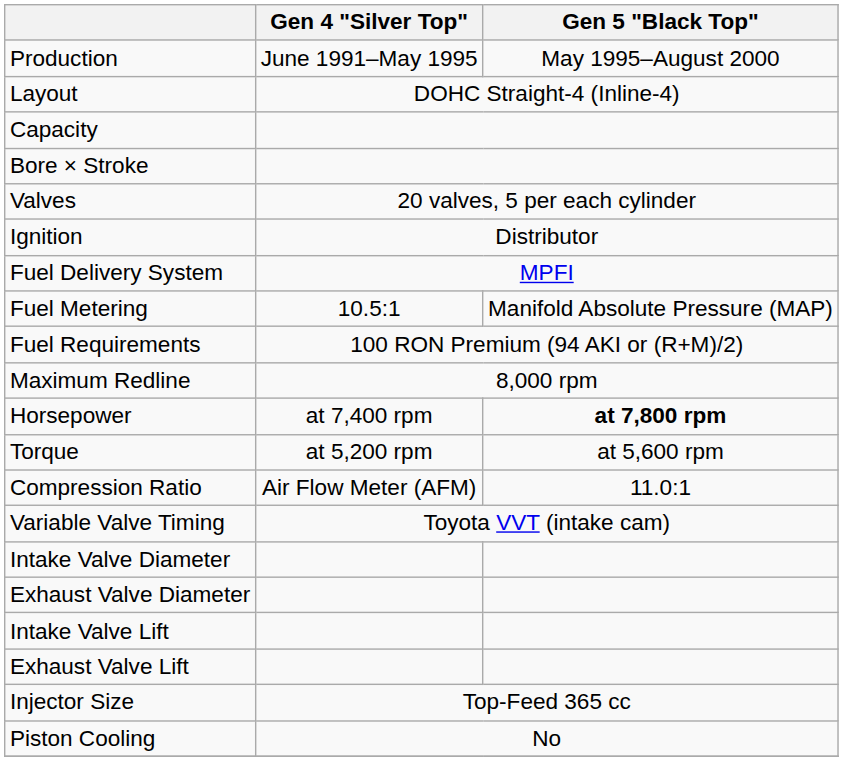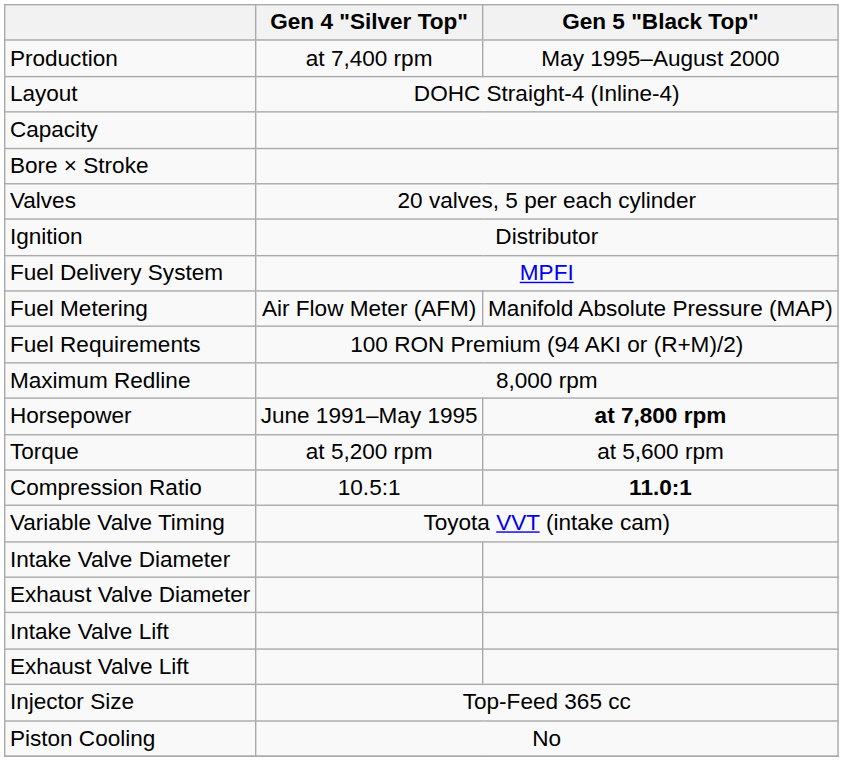(369, 58) June 1991–May 1995 -> (369, 58) at 7,400 rpm
(369, 308) 10.5:1 -> (369, 308) Air Flow Meter (AFM)
(369, 415) at 7,400 rpm -> (369, 415) June 1991–May 1995
(369, 487) Air Flow Meter (AFM) -> (369, 487) 10.5:1
(660, 487) normal -> (660, 487) bold
